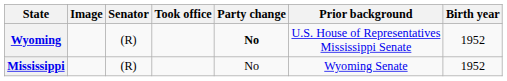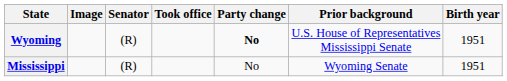(473, 40) 1952 -> (473, 40) 1951
(473, 66) 1952 -> (473, 66) 1951
